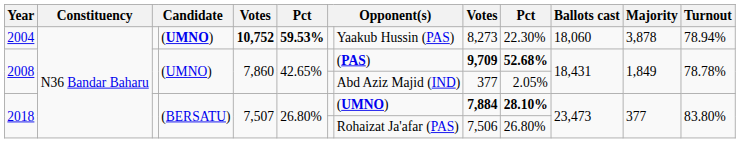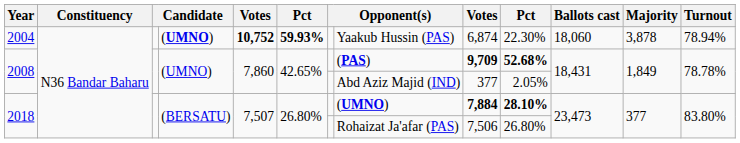(302, 37) 59.53% -> (302, 37) 59.93%
(482, 37) 8,273 -> (482, 37) 6,874
